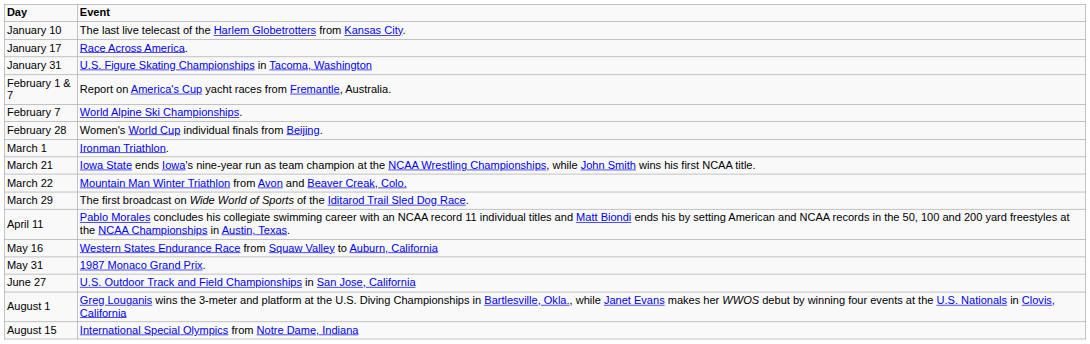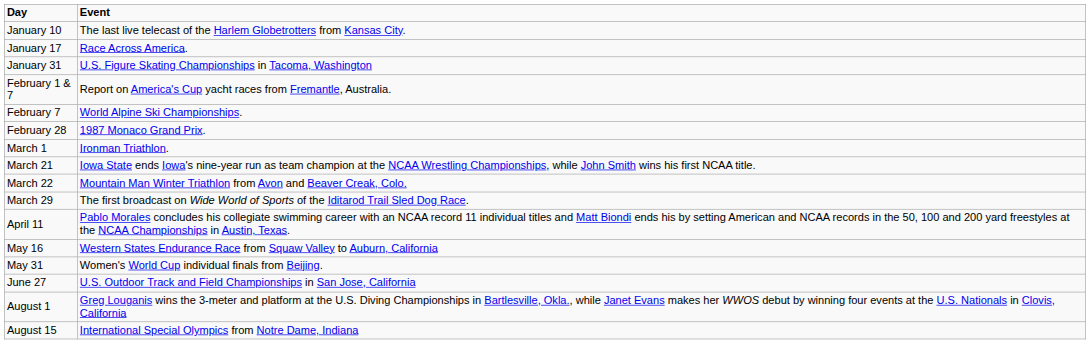(201, 130) Women's World Cup individual finals from Beijing. -> (143, 130) 1987 Monaco Grand Prix.
(143, 265) 1987 Monaco Grand Prix. -> (201, 265) Women's World Cup individual finals from Beijing.
